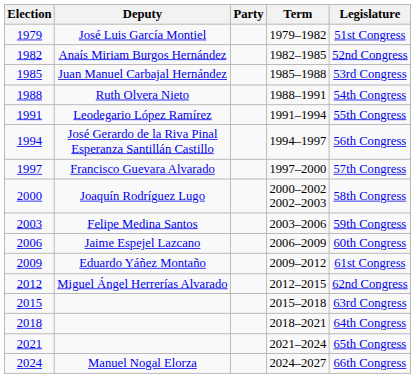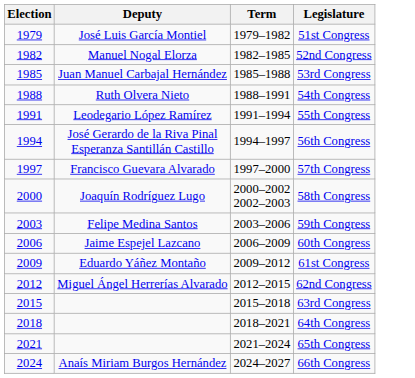- column: (249, 14)
(142, 54) Anaís Miriam Burgos Hernández -> (142, 54) Manuel Nogal Elorza
(142, 363) Manuel Nogal Elorza -> (142, 363) Anaís Miriam Burgos Hernández
